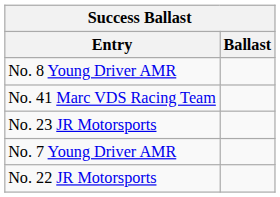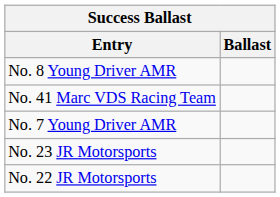rows swapped: (92, 151) <-> (82, 124)
